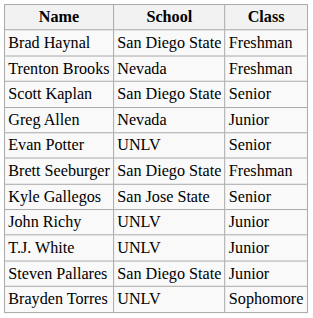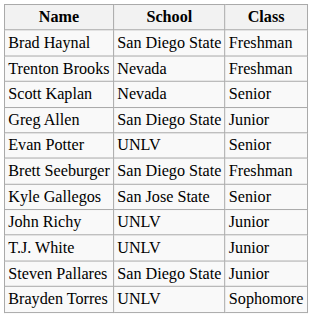(169, 94) San Diego State -> (142, 94) Nevada
(142, 119) Nevada -> (169, 119) San Diego State
